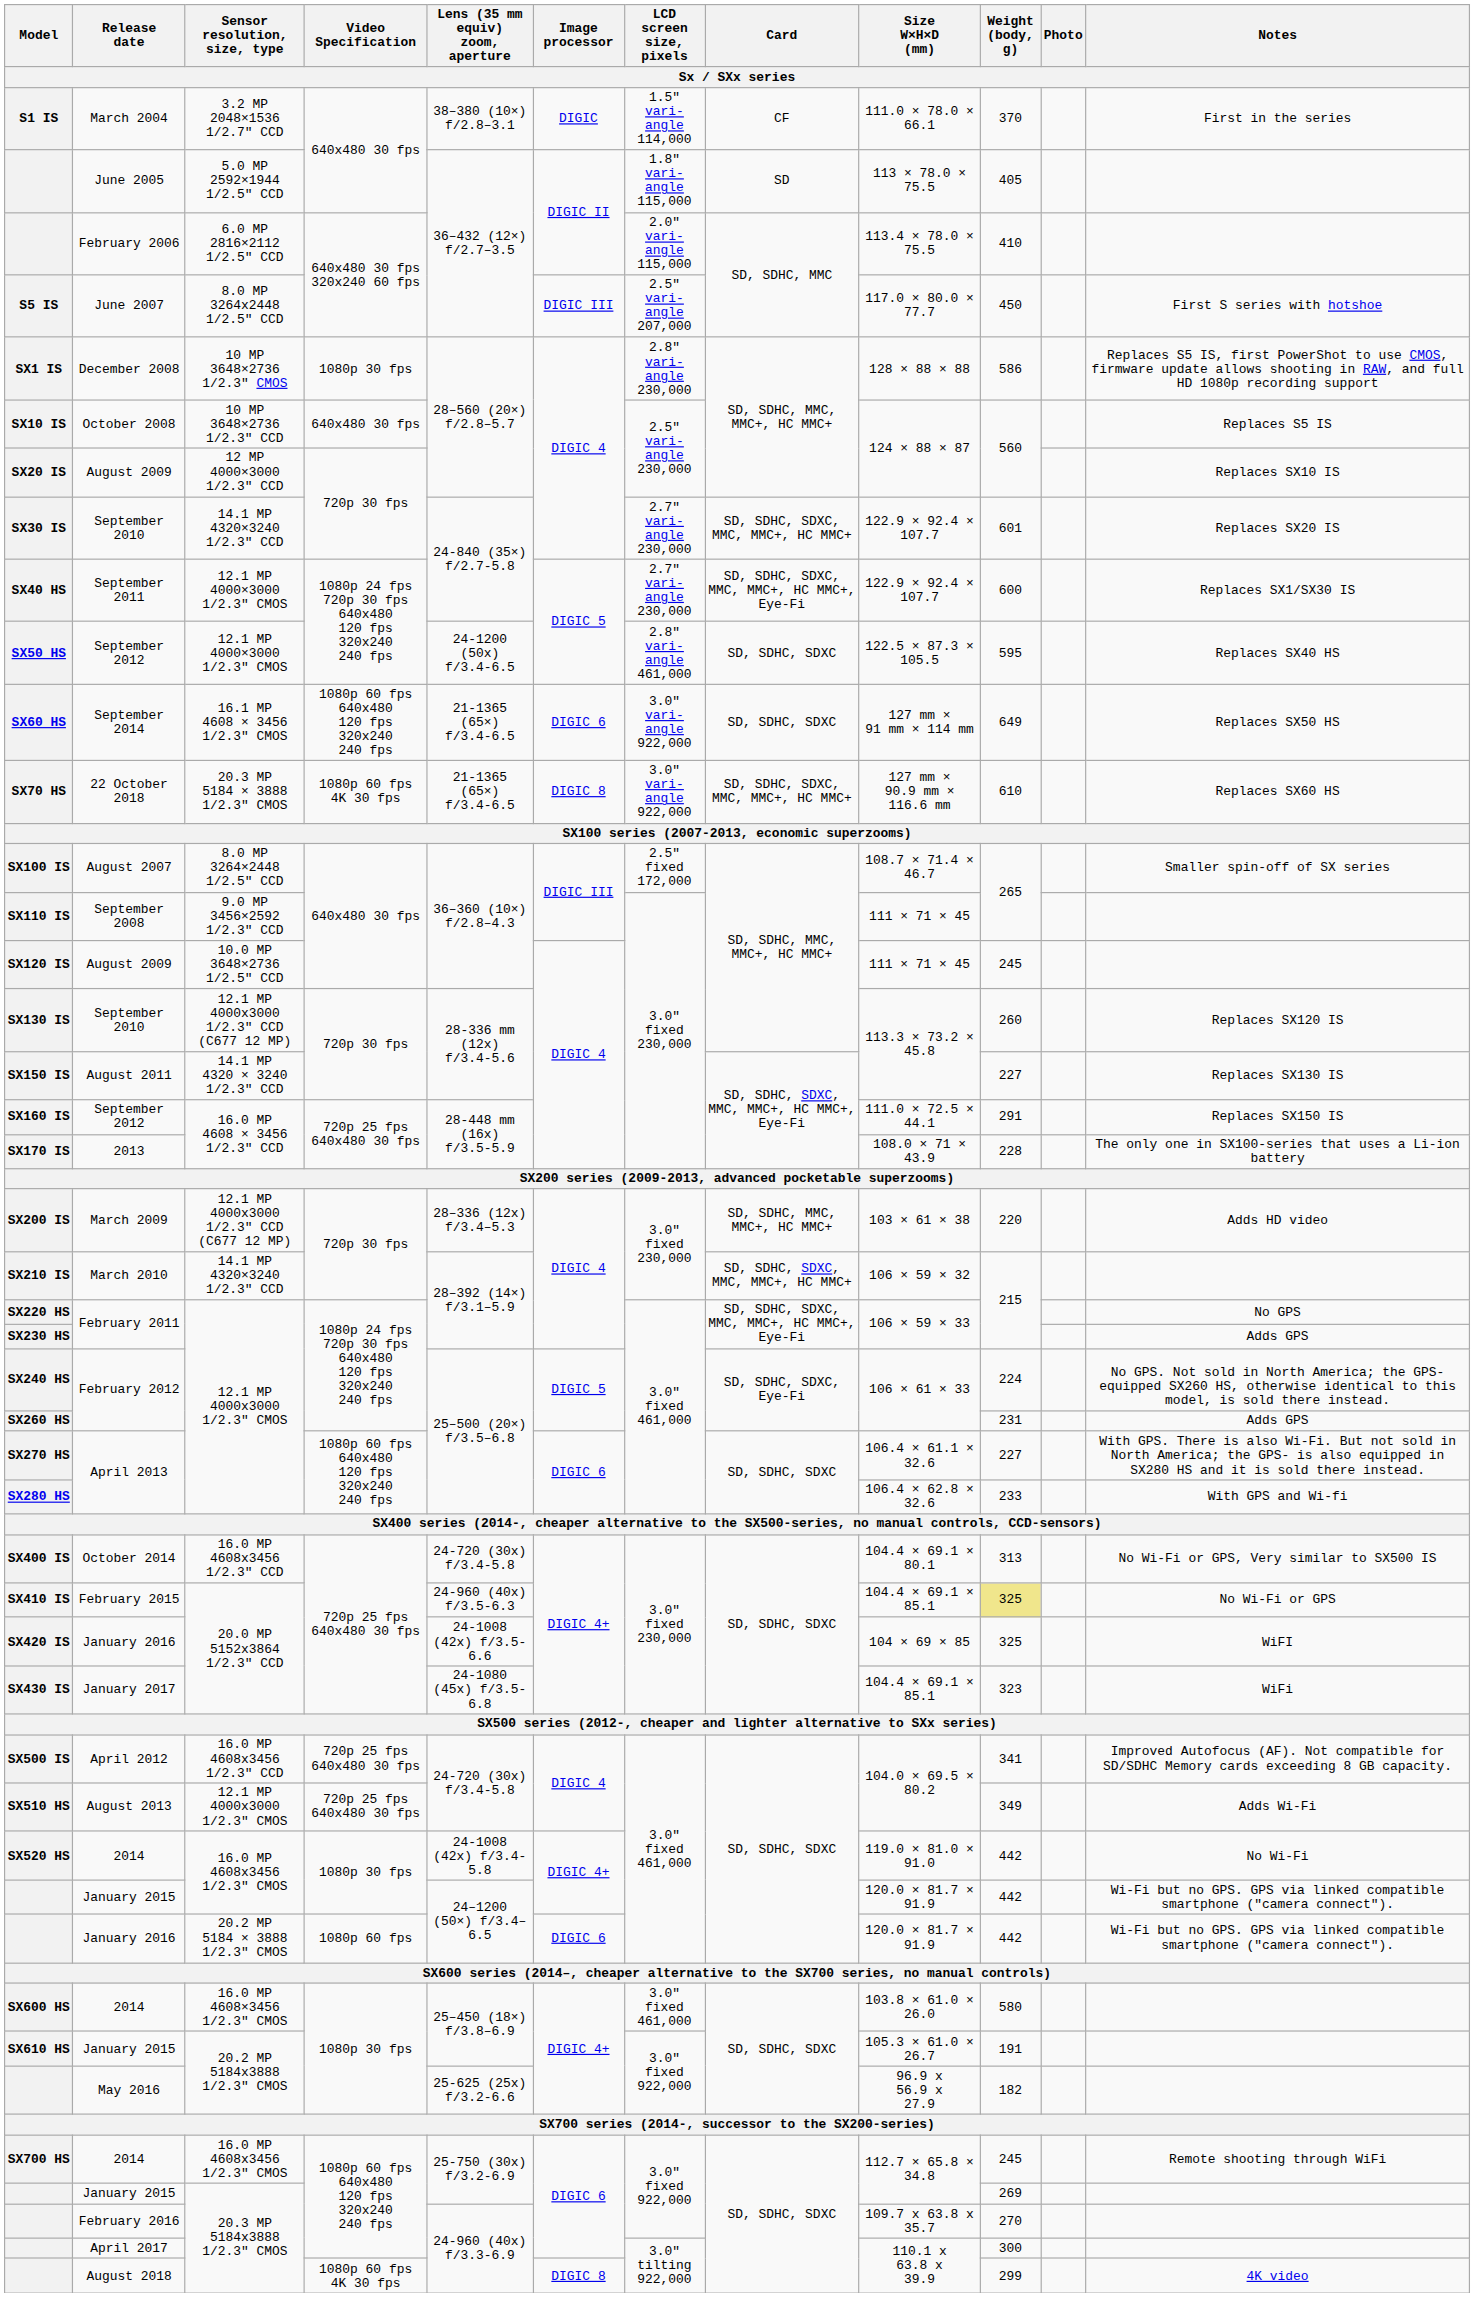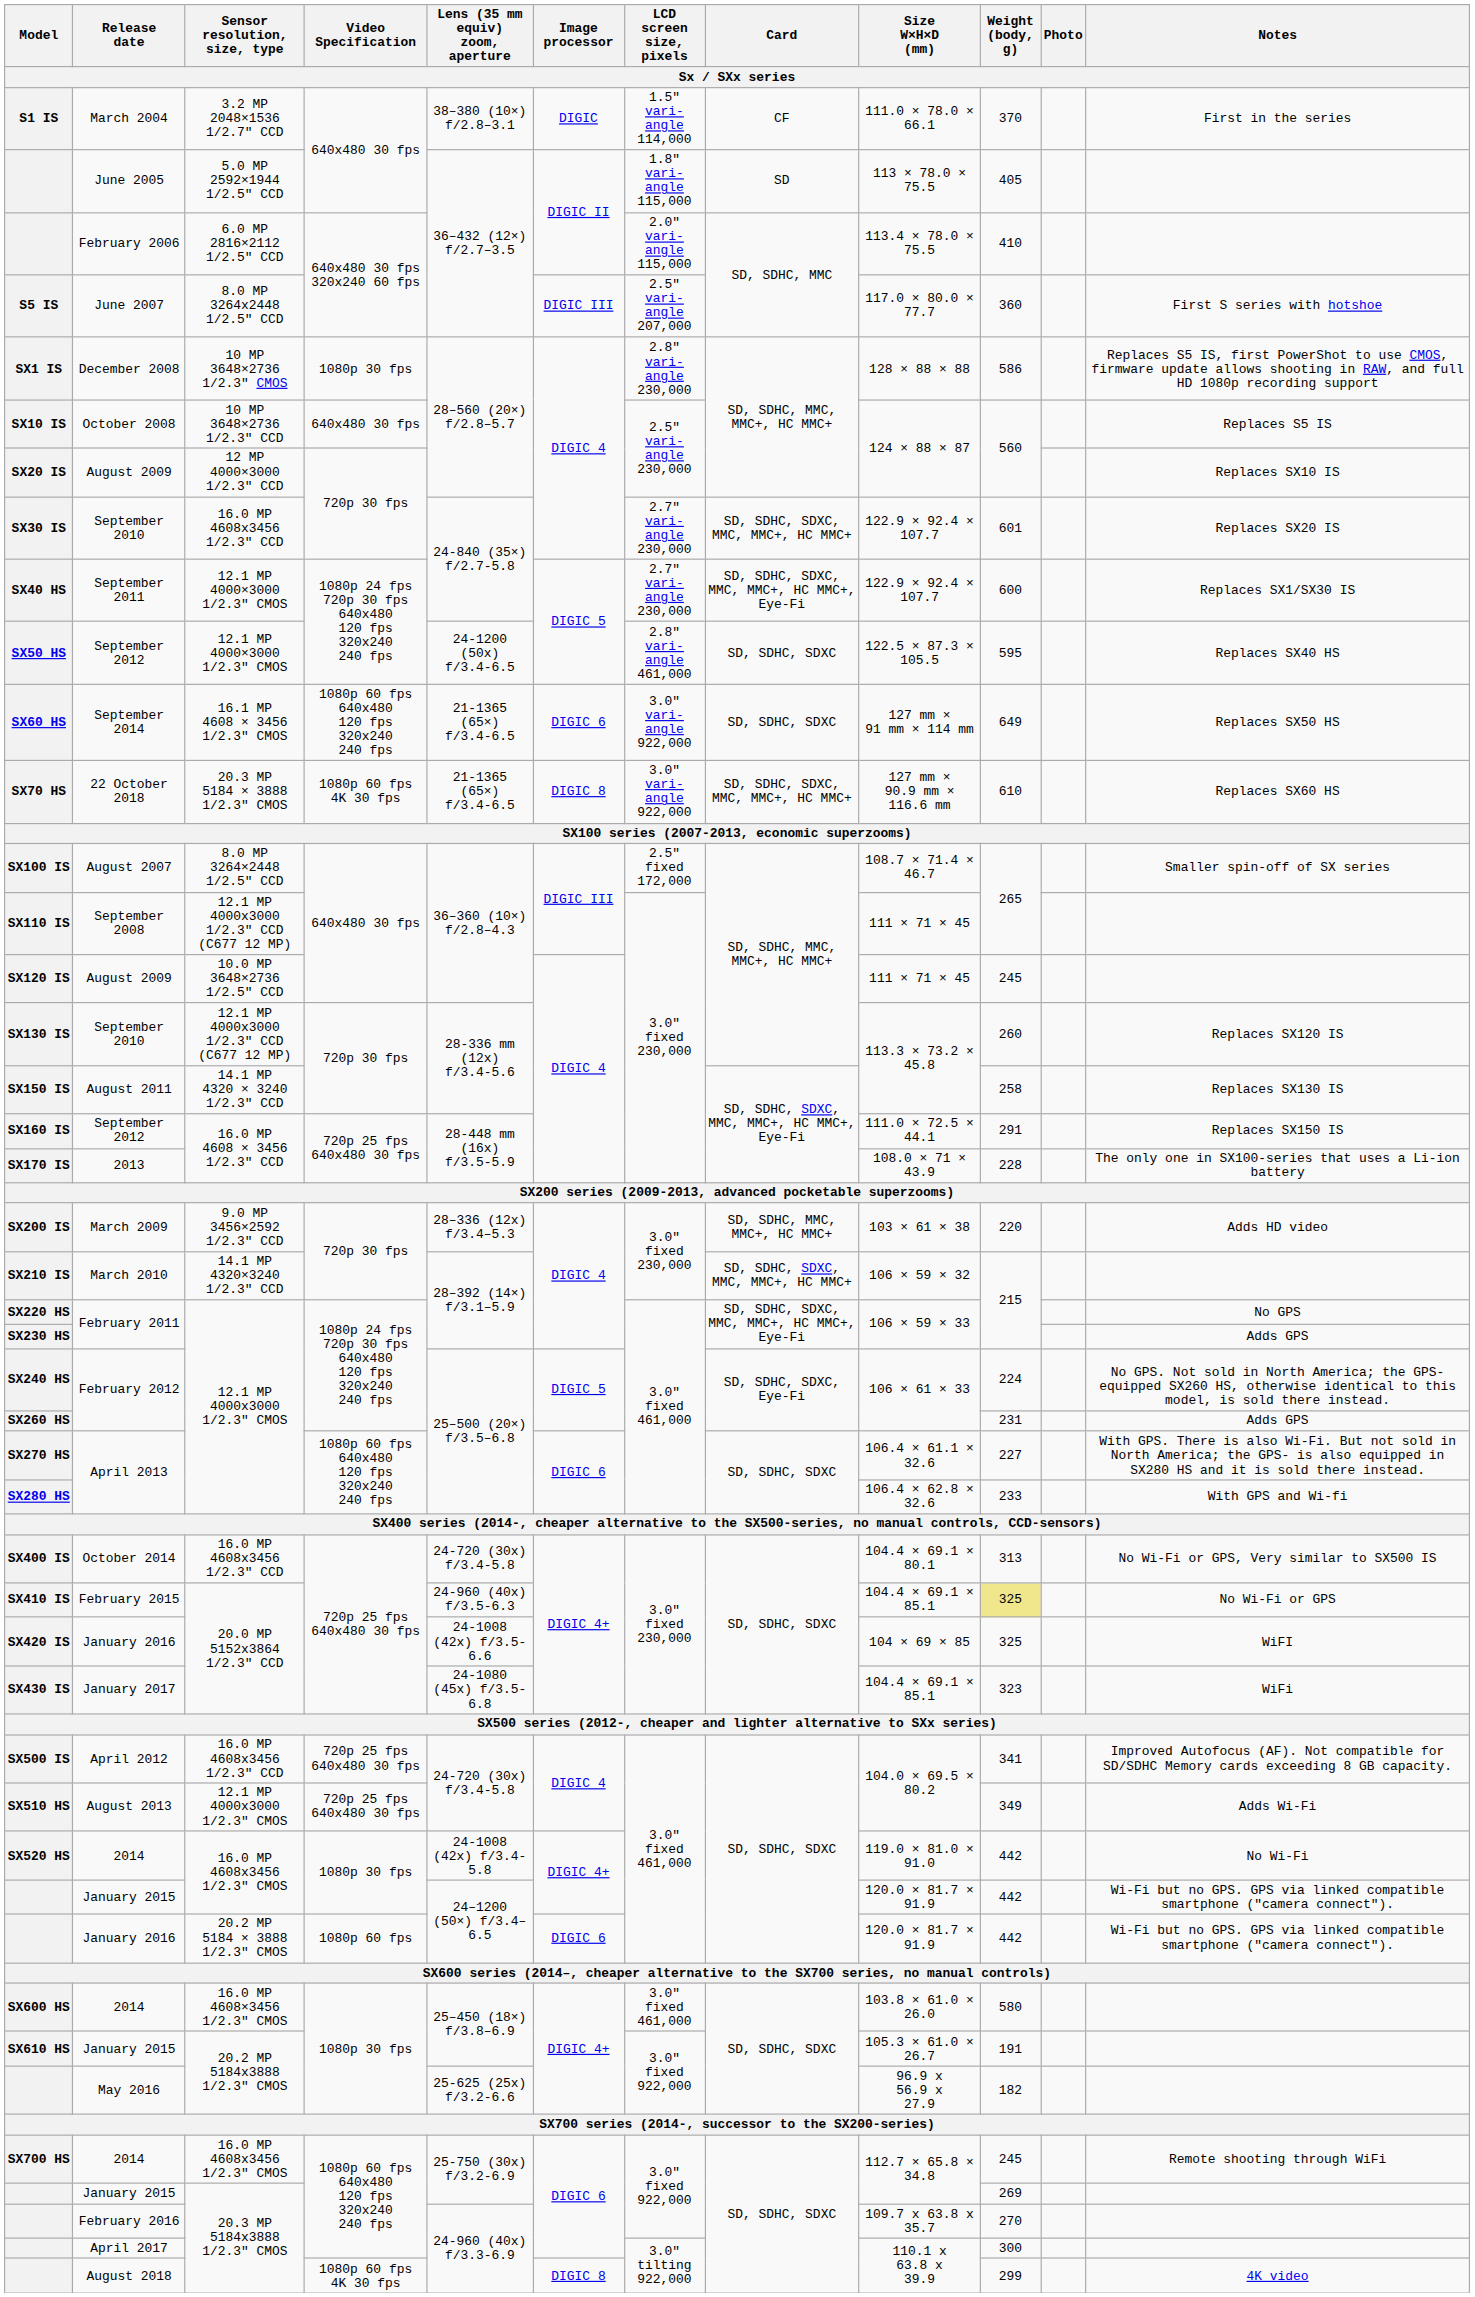(1010, 306) 450 -> (1010, 306) 360
(245, 528) 14.1 MP 4320×3240 1/2.3" CCD -> (245, 528) 16.0 MP 4608x3456 1/2.3" CCD
(245, 916) 9.0 MP 3456×2592 1/2.3" CCD -> (245, 923) 12.1 MP 4000x3000 1/2.3" CCD (C677 12 MP)
(1010, 1076) 227 -> (1010, 1090) 258
(245, 1220) 12.1 MP 4000x3000 1/2.3" CCD (C677 12 MP) -> (245, 1227) 9.0 MP 3456×2592 1/2.3" CCD
